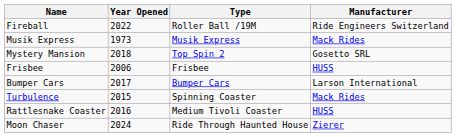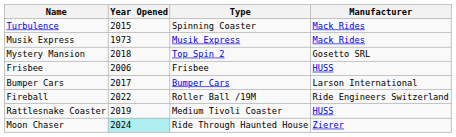rows swapped: (27, 26) <-> (33, 97)
(121, 111) 2016 -> (121, 111) 2019
(121, 125) no background -> (121, 125) paleturquoise background
